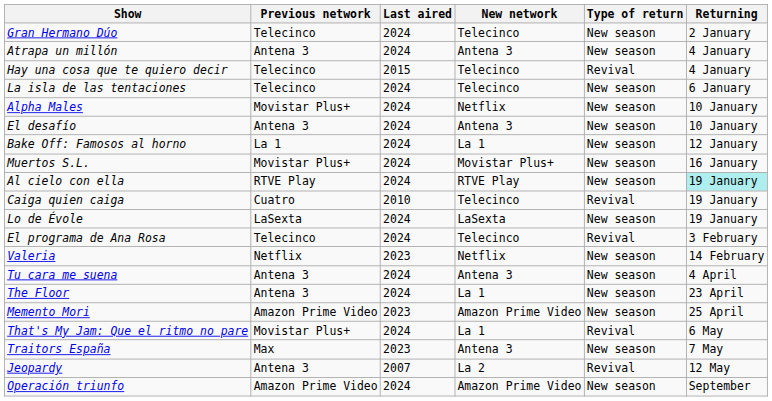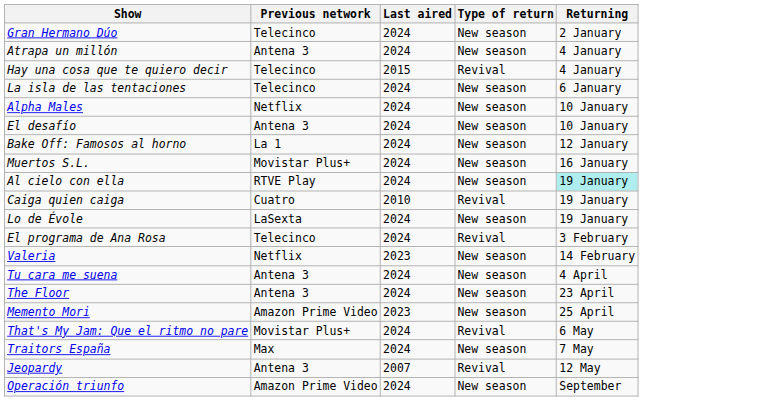- column: (519, 14)
(302, 107) Movistar Plus+ -> (278, 107) Netflix
(397, 349) 2023 -> (397, 349) 2024
